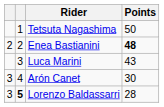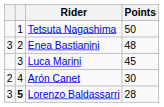(10, 45) 2 -> (10, 45) 3
(130, 45) bold -> (130, 45) normal
(130, 62) 43 -> (130, 62) 45
(10, 78) 3 -> (10, 78) 2
